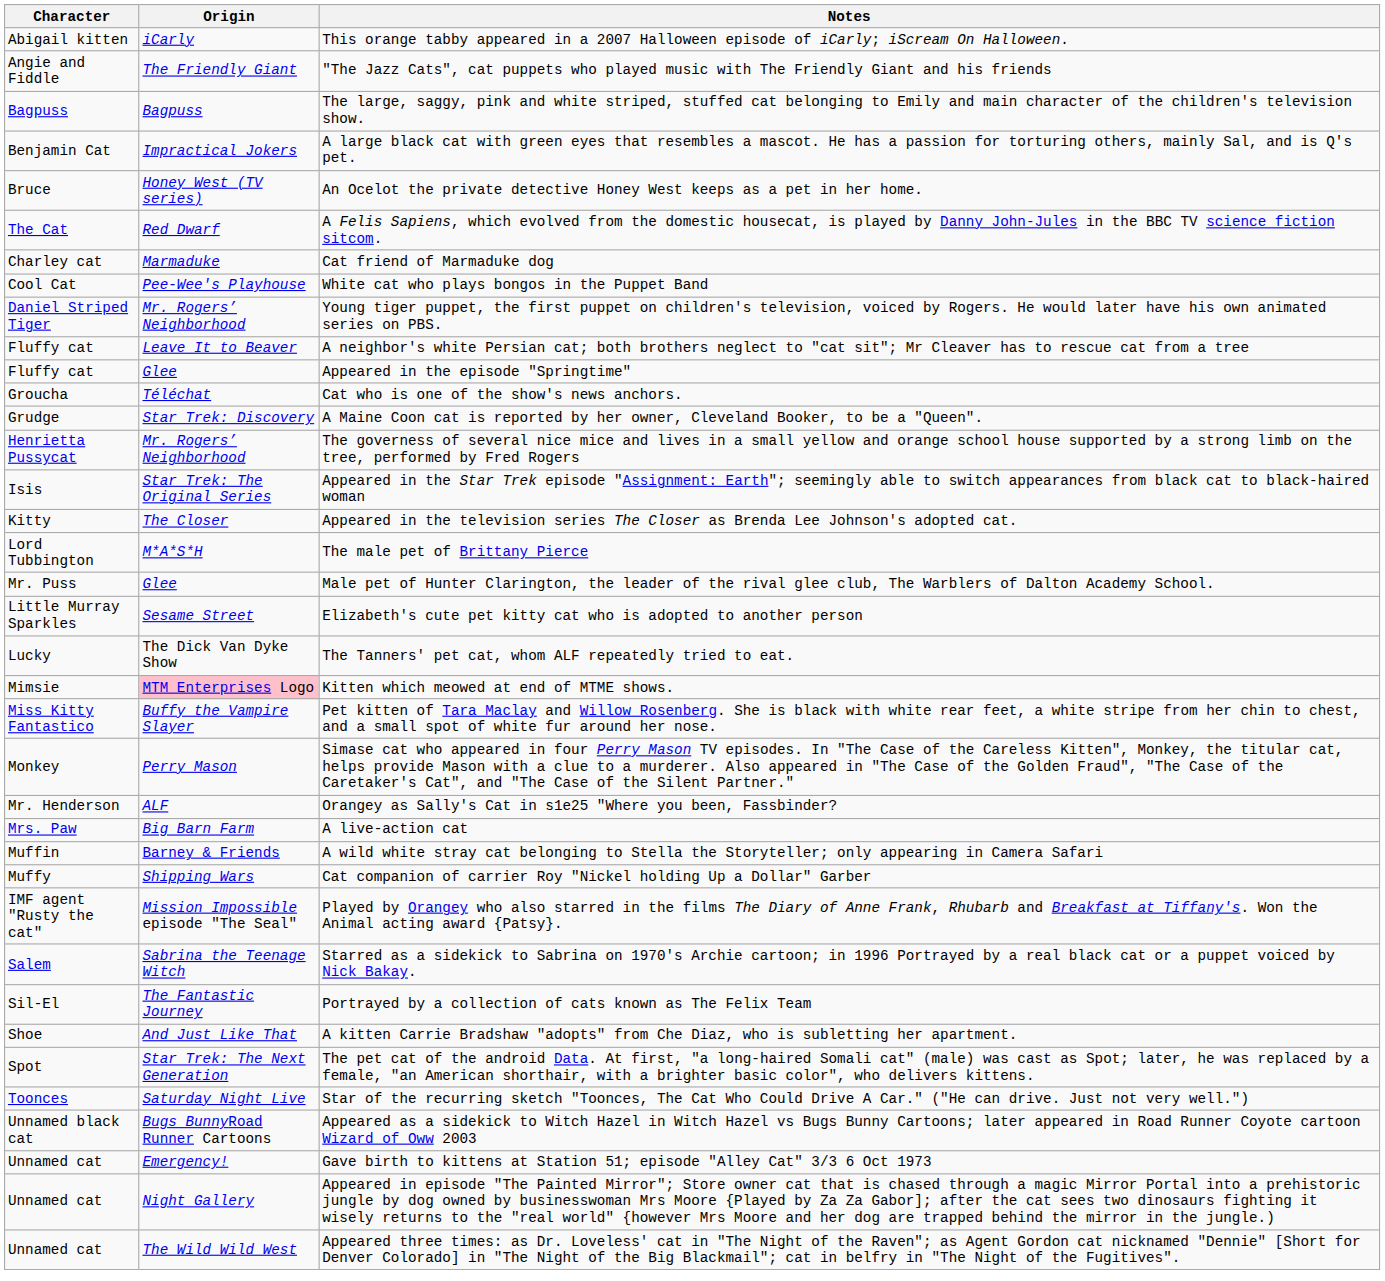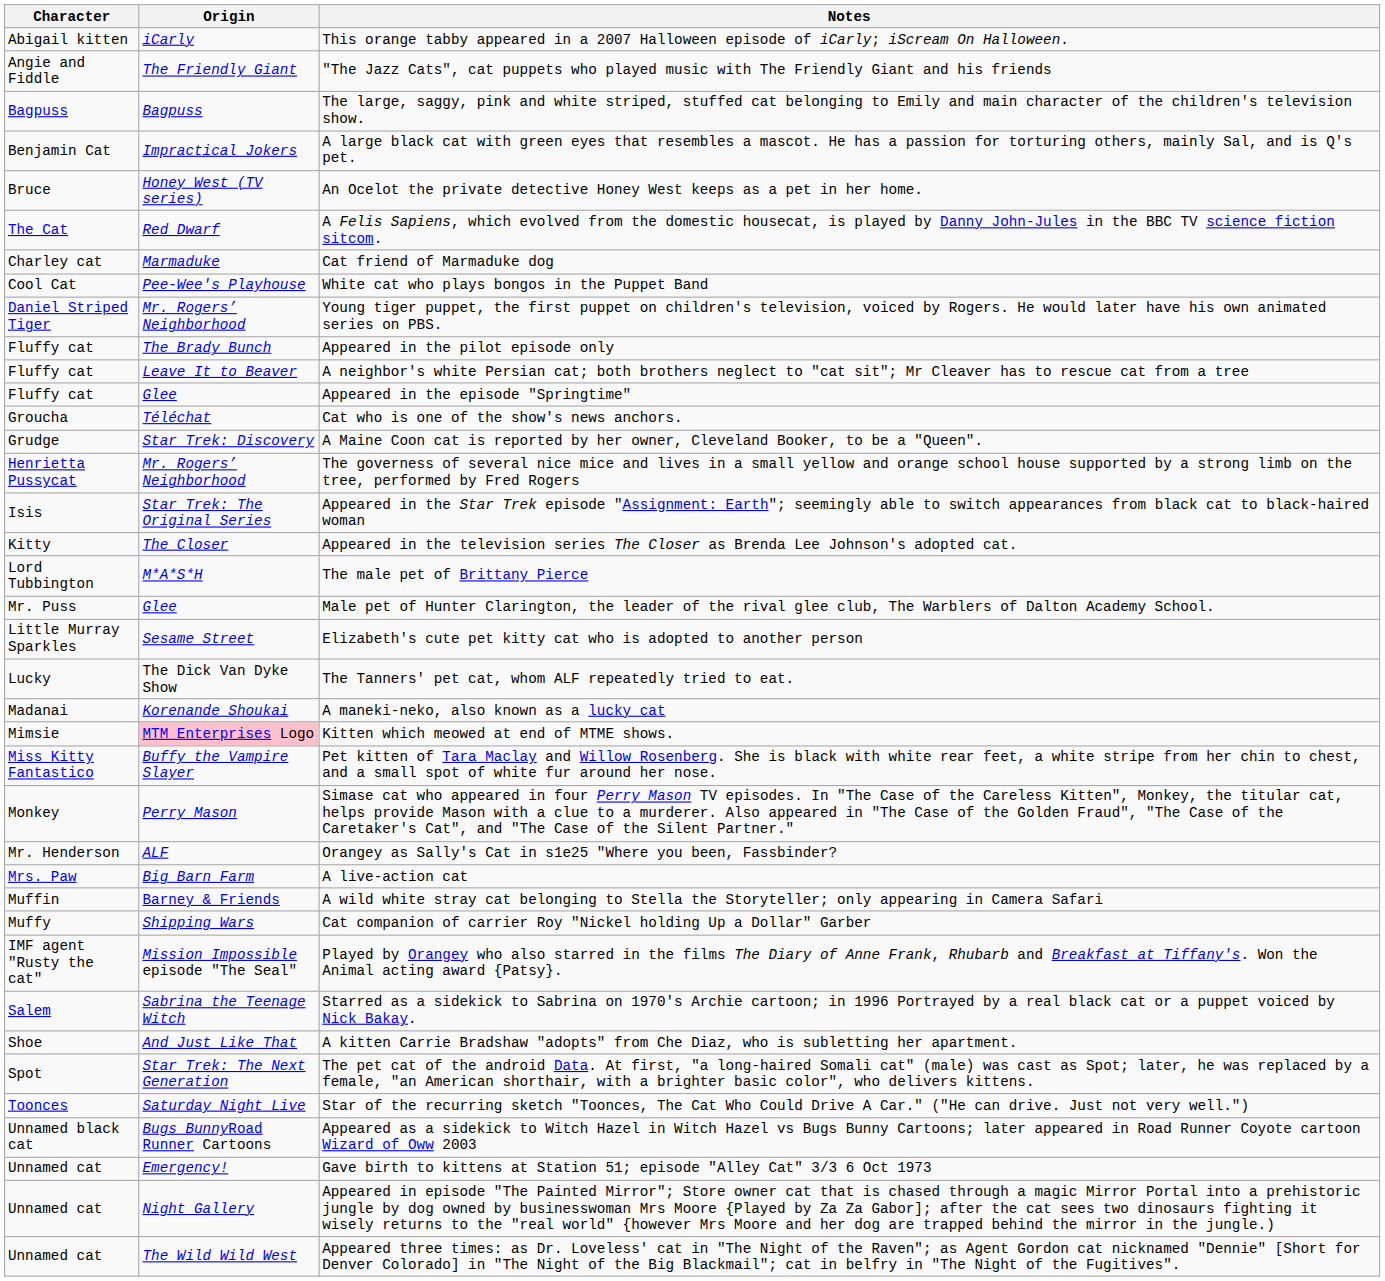+ row: (468, 348)
+ row: (494, 710)
- row: (567, 1004)
